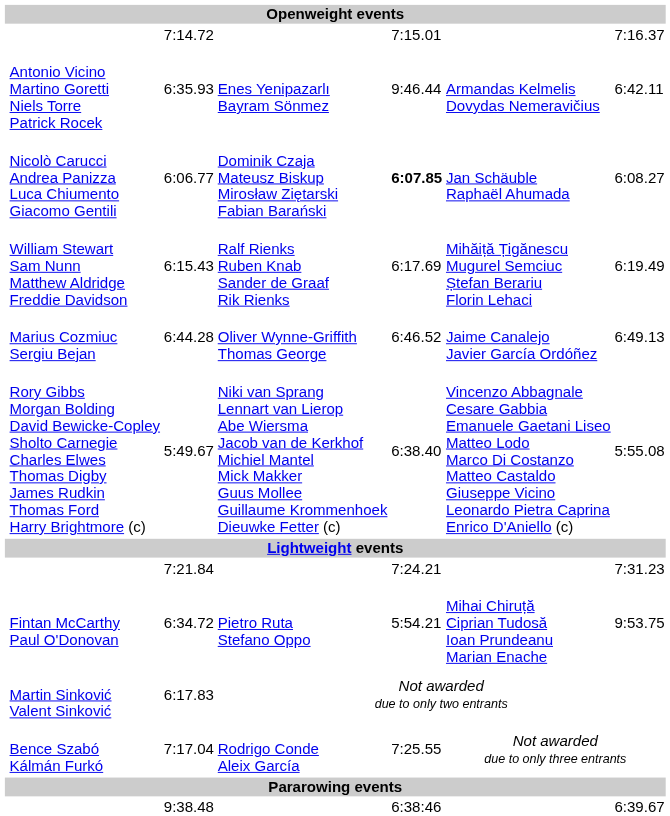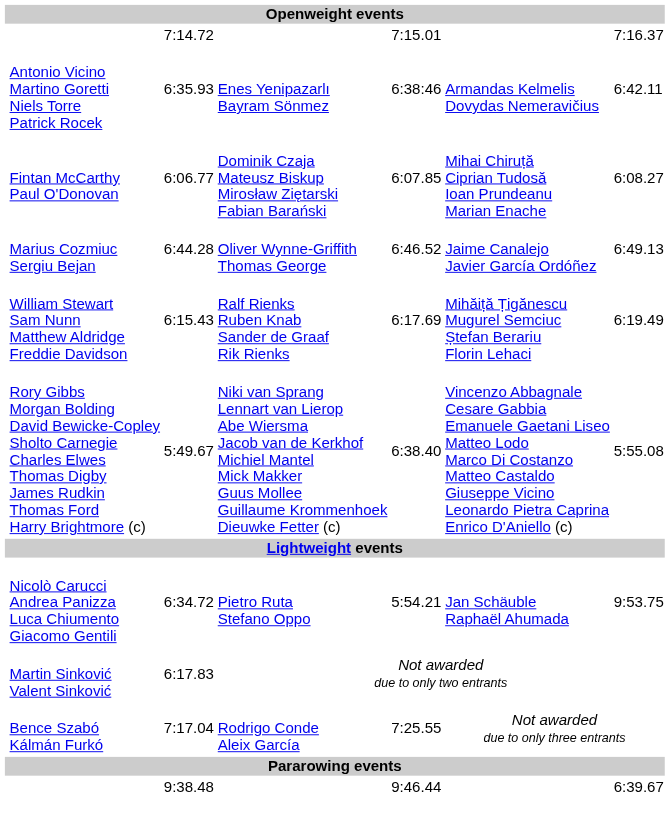(416, 89) 9:46.44 -> (416, 89) 6:38:46
(64, 186) Nicolò Carucci Andrea Panizza Luca Chiumento Giacomo Gentili -> (65, 186) Fintan McCarthy Paul O'Donovan
(417, 177) bold -> (416, 177) normal
(508, 186) Jan Schäuble Raphaël Ahumada -> (499, 186) Mihai Chiruță Ciprian Tudosă Ioan Prundeanu Marian Enache
rows swapped: (189, 337) <-> (189, 266)
- row: (189, 568)
(65, 631) Fintan McCarthy Paul O'Donovan -> (64, 611) Nicolò Carucci Andrea Panizza Luca Chiumento Giacomo Gentili
(499, 631) Mihai Chiruță Ciprian Tudosă Ioan Prundeanu Marian Enache -> (507, 611) Jan Schäuble Raphaël Ahumada
(416, 807) 6:38:46 -> (416, 786) 9:46.44
